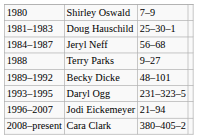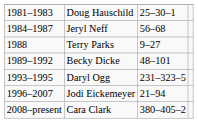- row: (98, 12)
